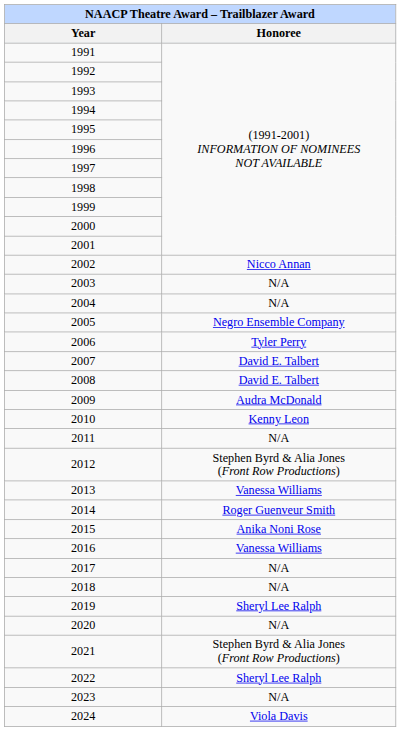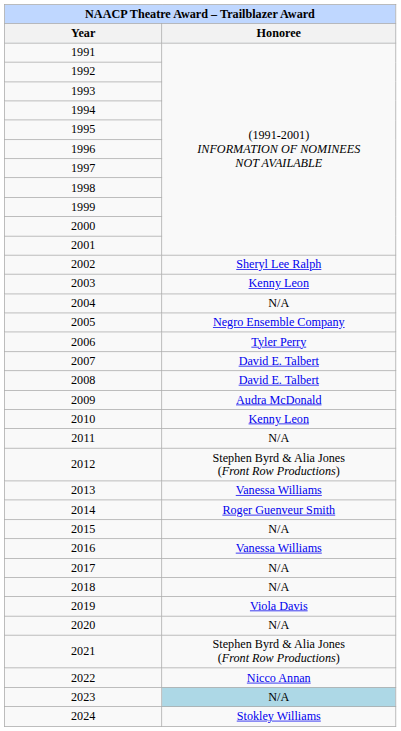(279, 264) Nicco Annan -> (279, 264) Sheryl Lee Ralph
(279, 284) N/A -> (279, 284) Kenny Leon
(279, 529) Anika Noni Rose -> (279, 529) N/A
(279, 606) Sheryl Lee Ralph -> (279, 606) Viola Davis
(279, 677) Sheryl Lee Ralph -> (279, 677) Nicco Annan
(279, 697) no background -> (279, 697) lightblue background
(279, 716) Viola Davis -> (279, 716) Stokley Williams
